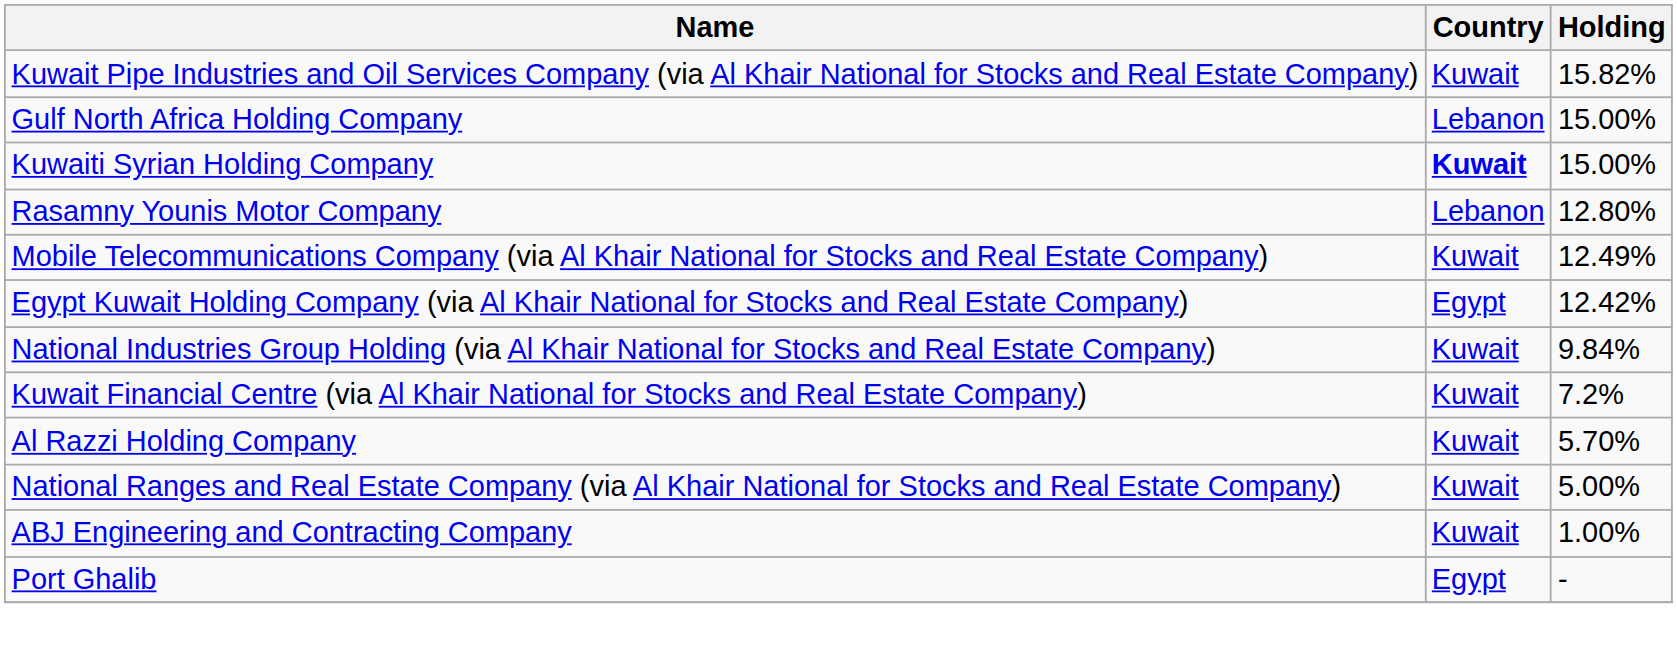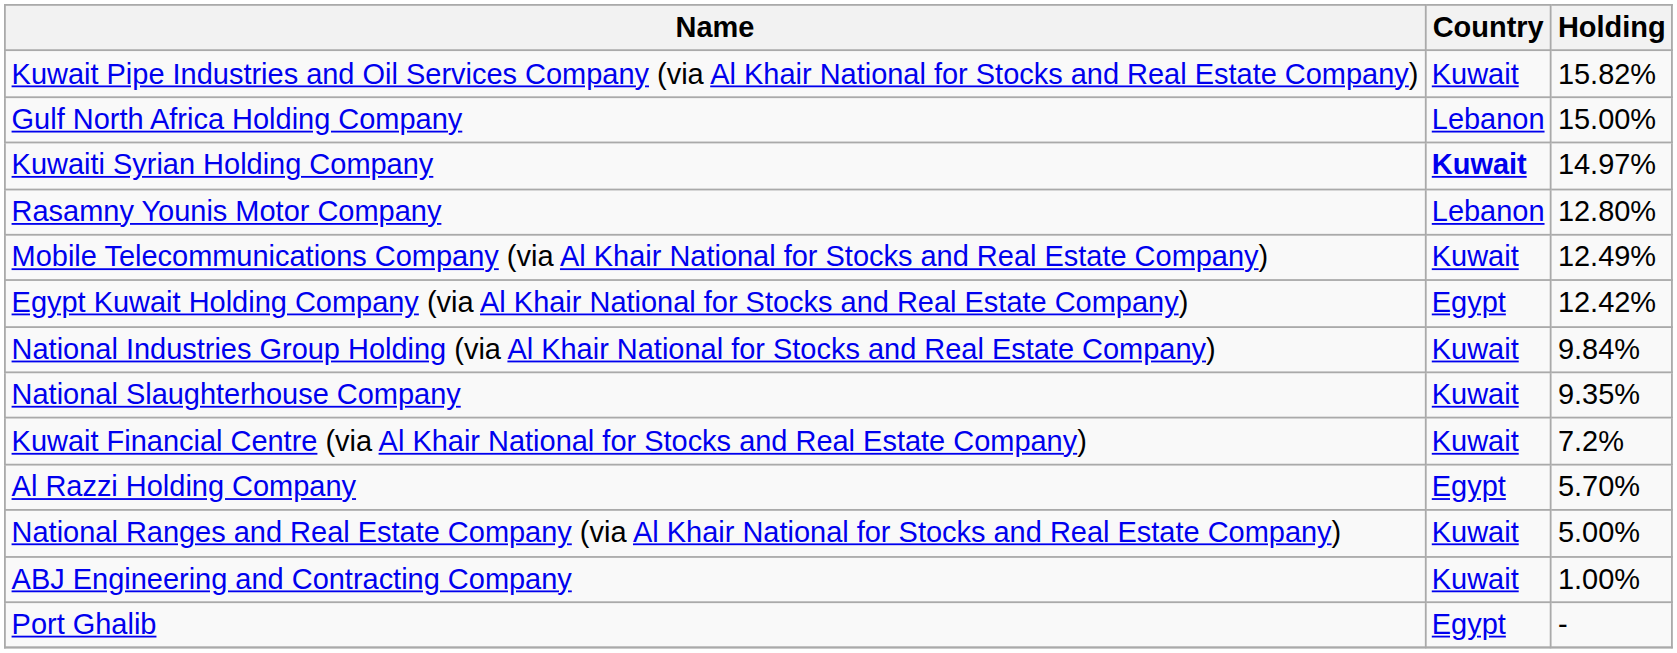(1607, 165) 15.00% -> (1607, 165) 14.97%
+ row: (236, 394)
(1475, 440) Kuwait -> (1469, 486) Egypt
